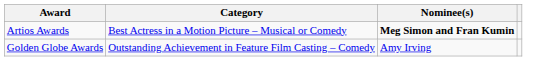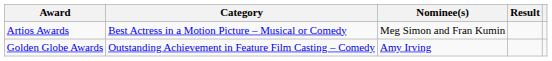+ column: (525, 13)
(447, 30) bold -> (443, 30) normal
